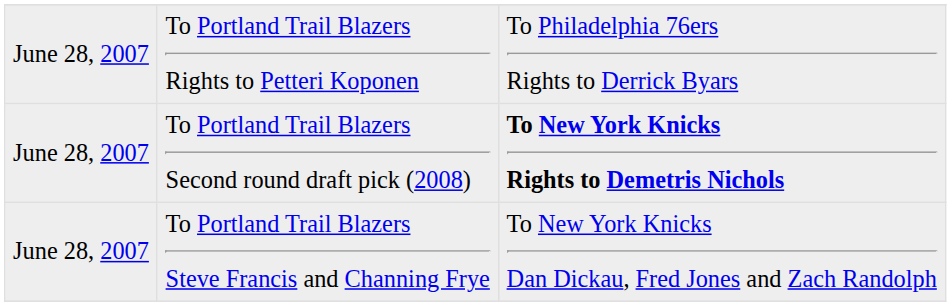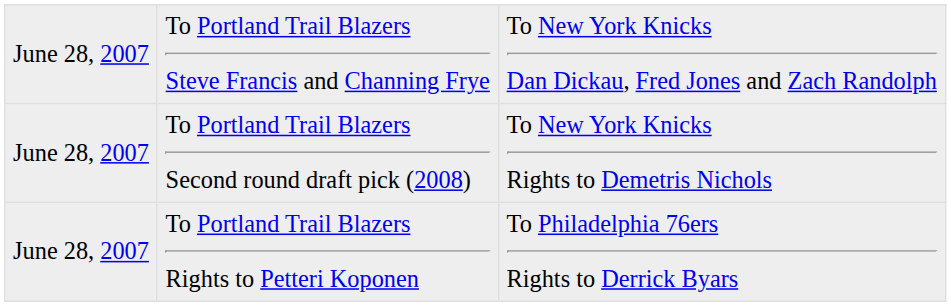rows swapped: (328, 251) <-> (328, 53)
(722, 152) bold -> (722, 152) normal
